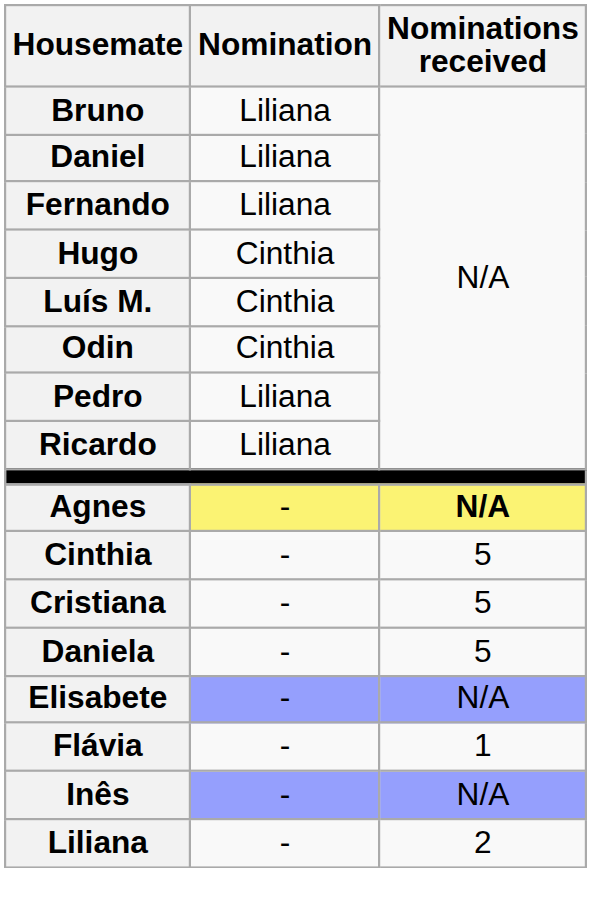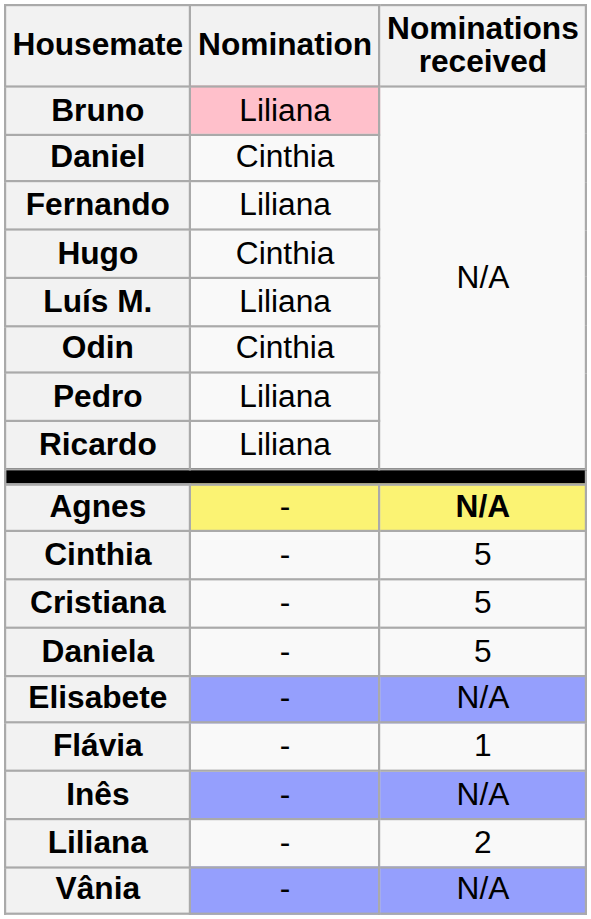(285, 109) no background -> (285, 109) pink background
(285, 157) Liliana -> (285, 157) Cinthia
(285, 301) Cinthia -> (285, 301) Liliana
+ row: (98, 890)
